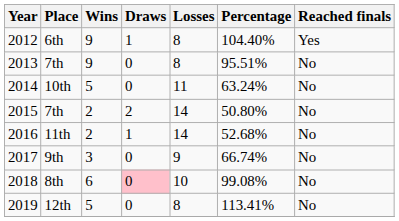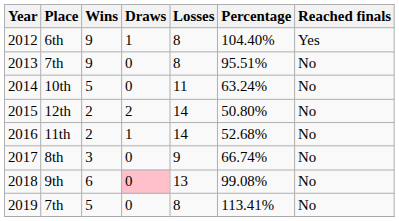(54, 110) 7th -> (58, 110) 12th
(54, 157) 9th -> (54, 157) 8th
(54, 181) 8th -> (54, 181) 9th
(181, 181) 10 -> (181, 181) 13
(58, 205) 12th -> (54, 205) 7th
